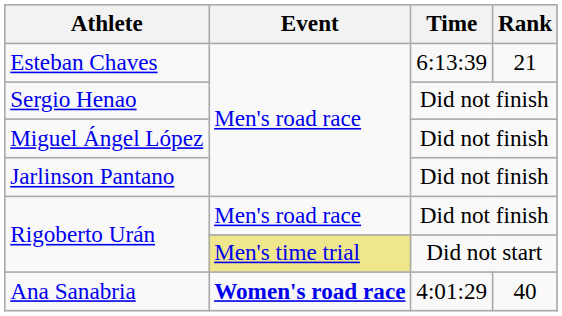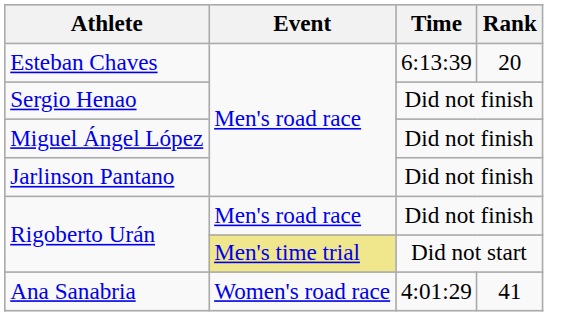(525, 62) 21 -> (510, 62) 20
(310, 291) bold -> (302, 291) normal
(525, 291) 40 -> (510, 291) 41
